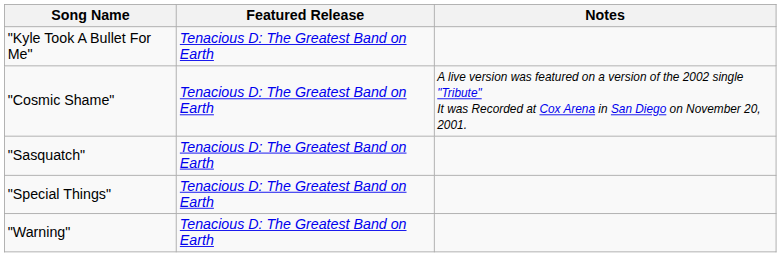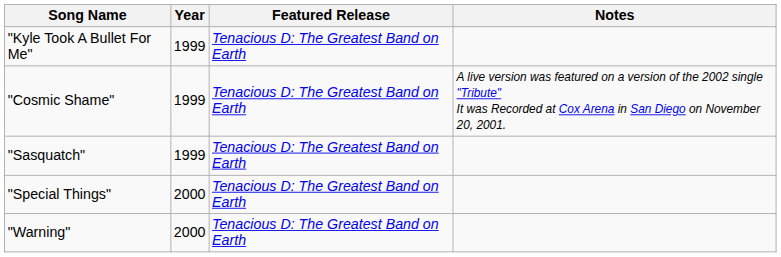+ column: (190, 15)
